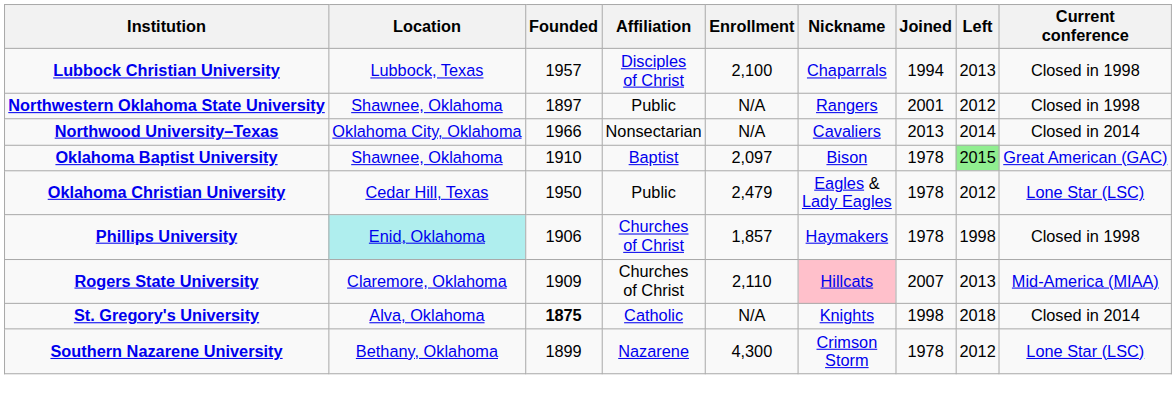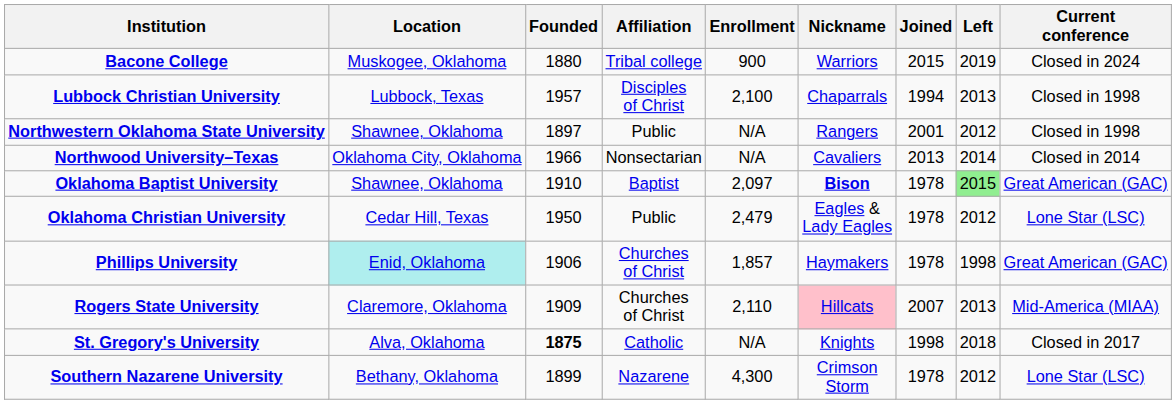+ row: (167, 61)
(847, 157) normal -> (847, 183) bold
(1085, 236) Closed in 1998 -> (1086, 262) Great American (GAC)
(1085, 316) Closed in 2014 -> (1086, 342) Closed in 2017
